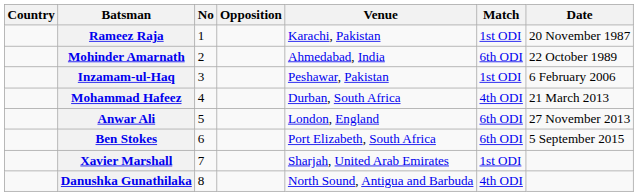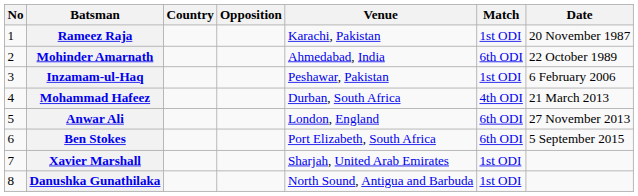columns swapped: (206, 14) <-> (31, 14)
(501, 181) 4th ODI -> (500, 181) 1st ODI
